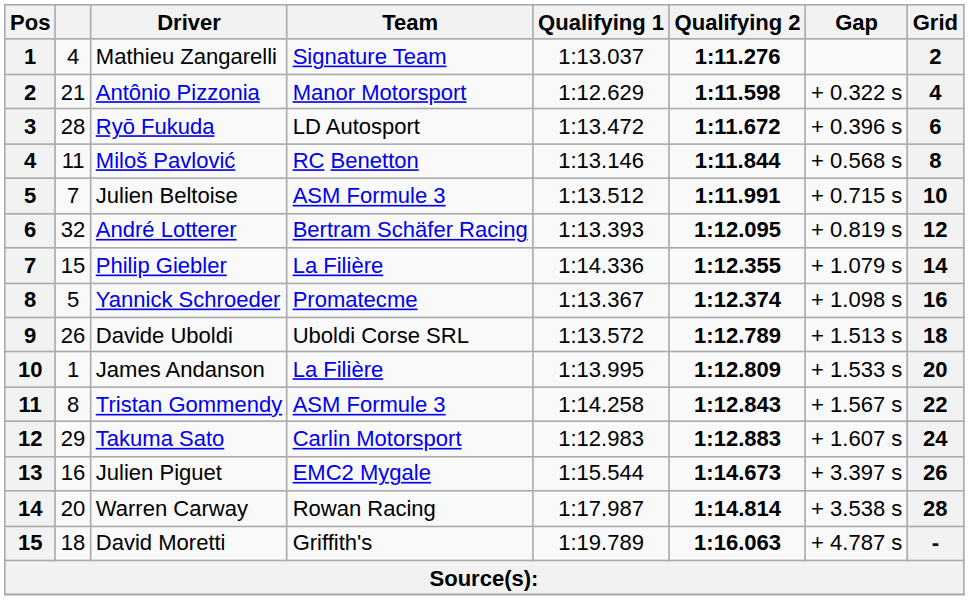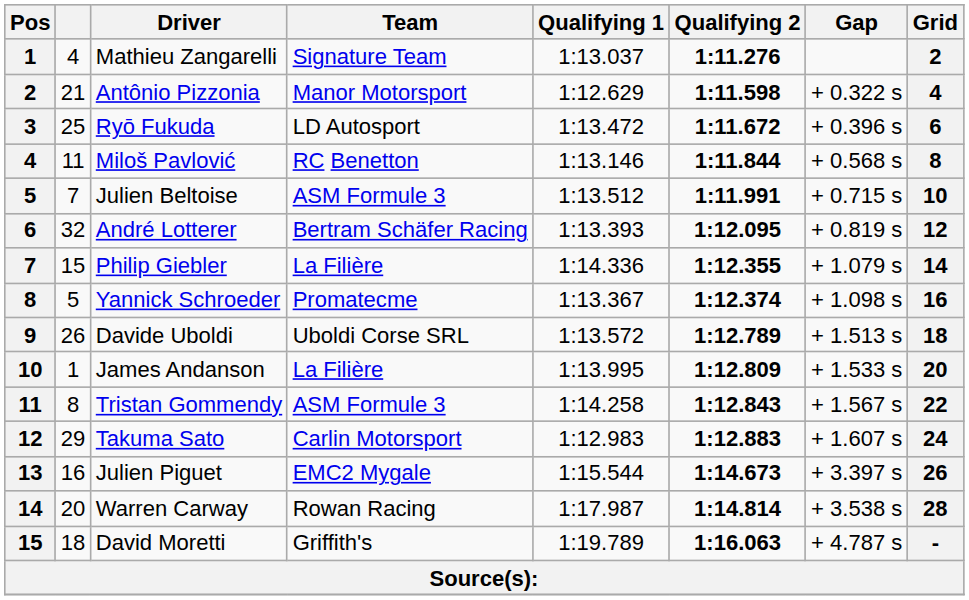(73, 126) 28 -> (73, 126) 25
